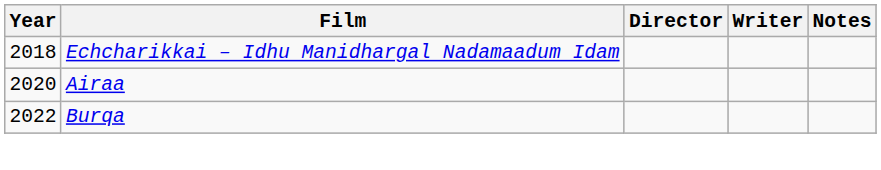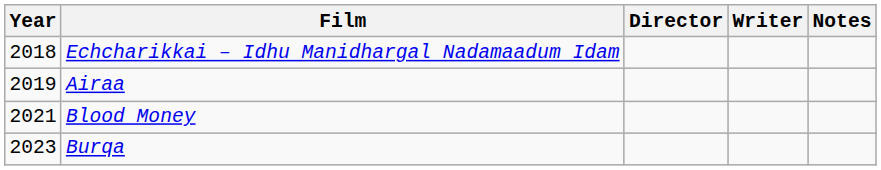(33, 85) 2020 -> (33, 85) 2019
+ row: (131, 117)
(33, 117) 2022 -> (33, 149) 2023
